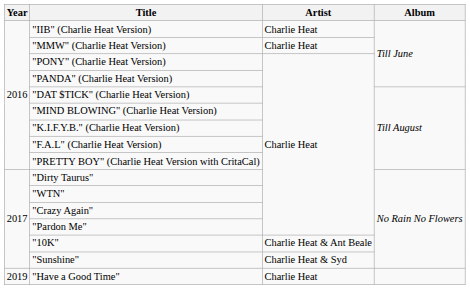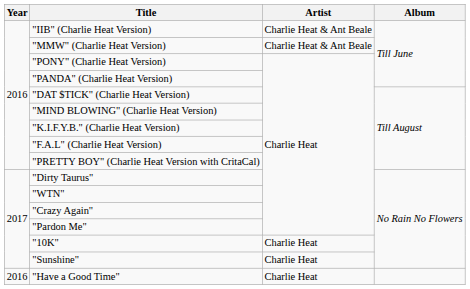(291, 29) Charlie Heat -> (318, 29) Charlie Heat & Ant Beale
(291, 45) Charlie Heat -> (318, 45) Charlie Heat & Ant Beale
(318, 243) Charlie Heat & Ant Beale -> (291, 243) Charlie Heat
(306, 260) Charlie Heat & Syd -> (291, 260) Charlie Heat
(17, 276) 2019 -> (17, 276) 2016
